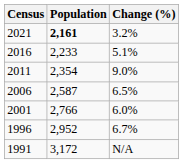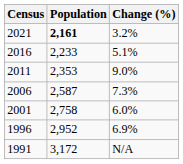(64, 71) 2,354 -> (64, 71) 2,353
(125, 91) 6.5% -> (125, 91) 7.3%
(64, 110) 2,766 -> (64, 110) 2,758
(125, 129) 6.7% -> (125, 129) 6.9%
